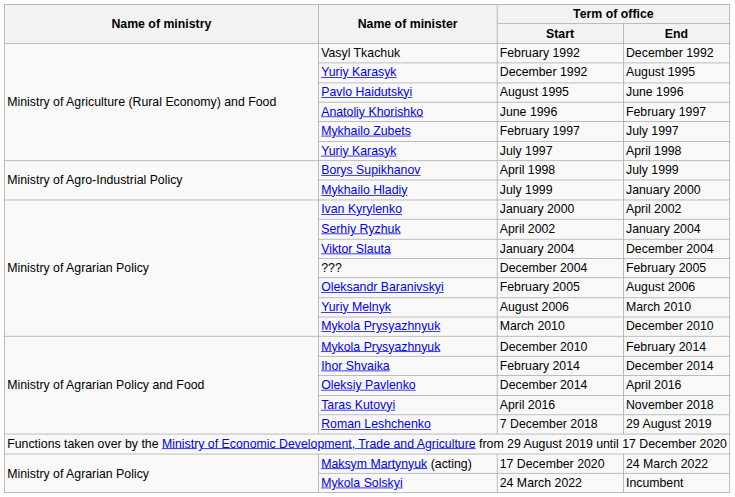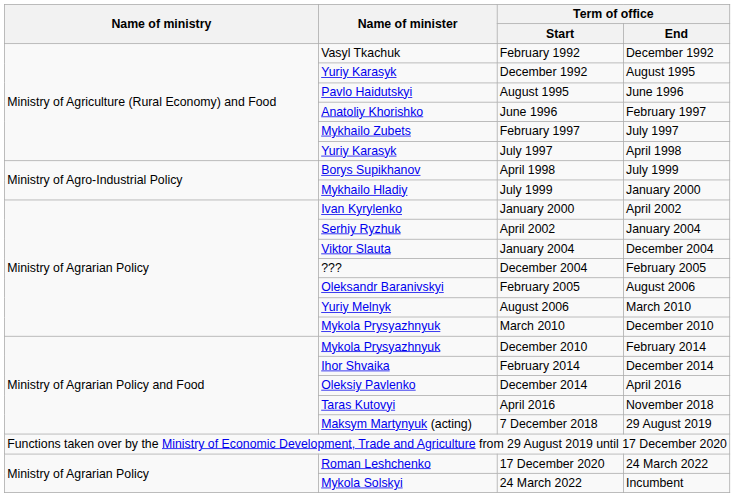(376, 424) Roman Leshchenko -> (396, 424) Maksym Martynyuk (acting)
(396, 463) Maksym Martynyuk (acting) -> (376, 463) Roman Leshchenko
